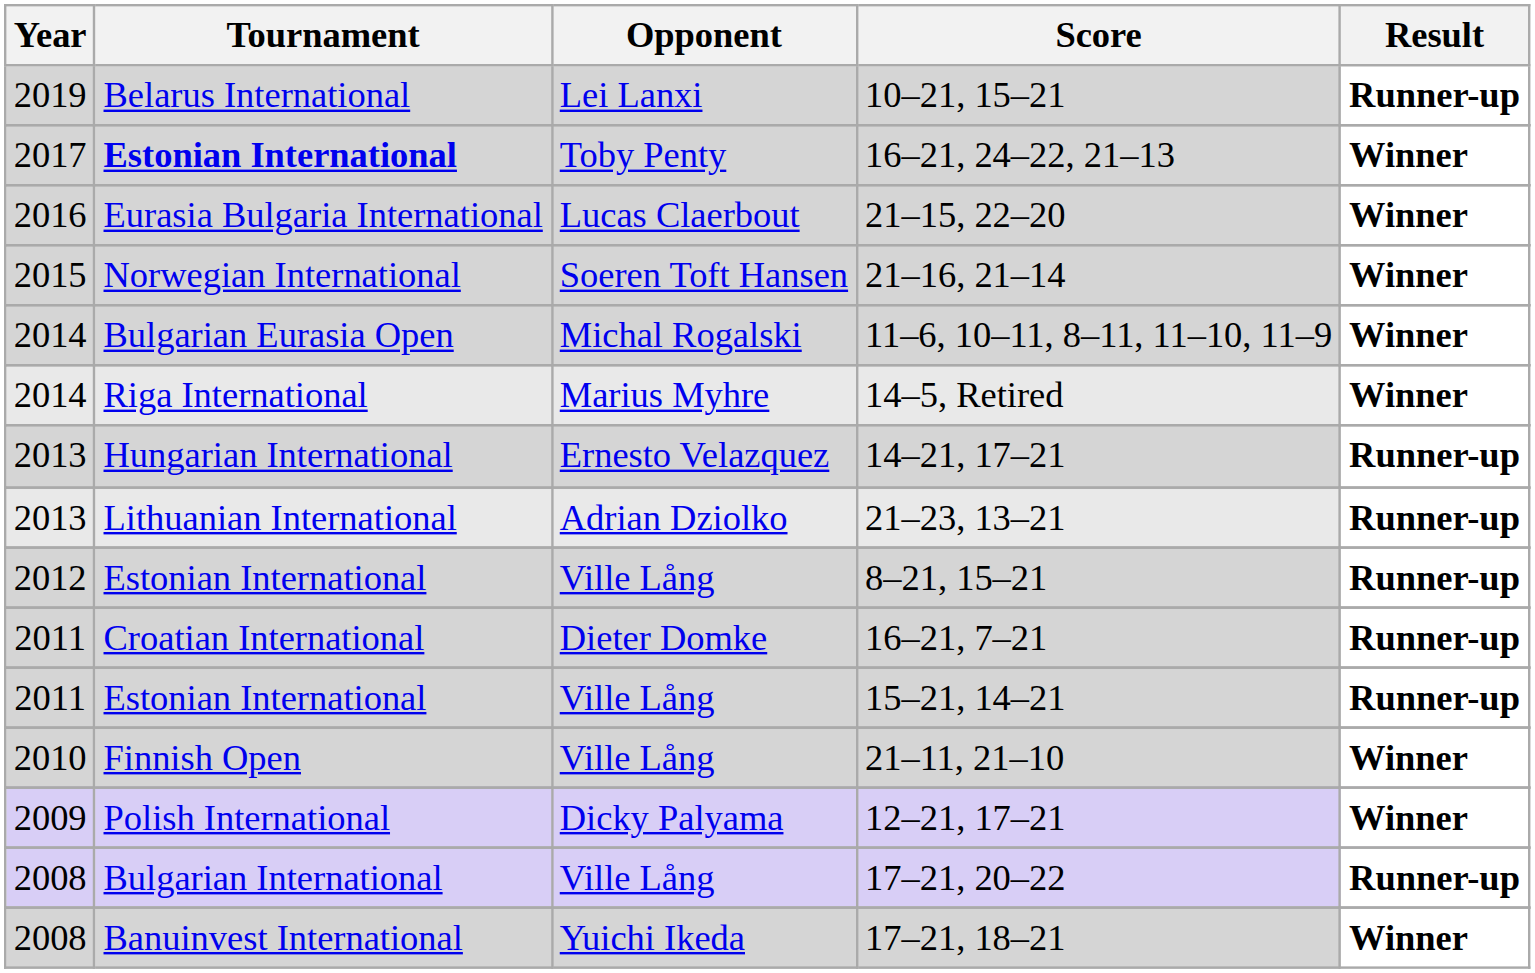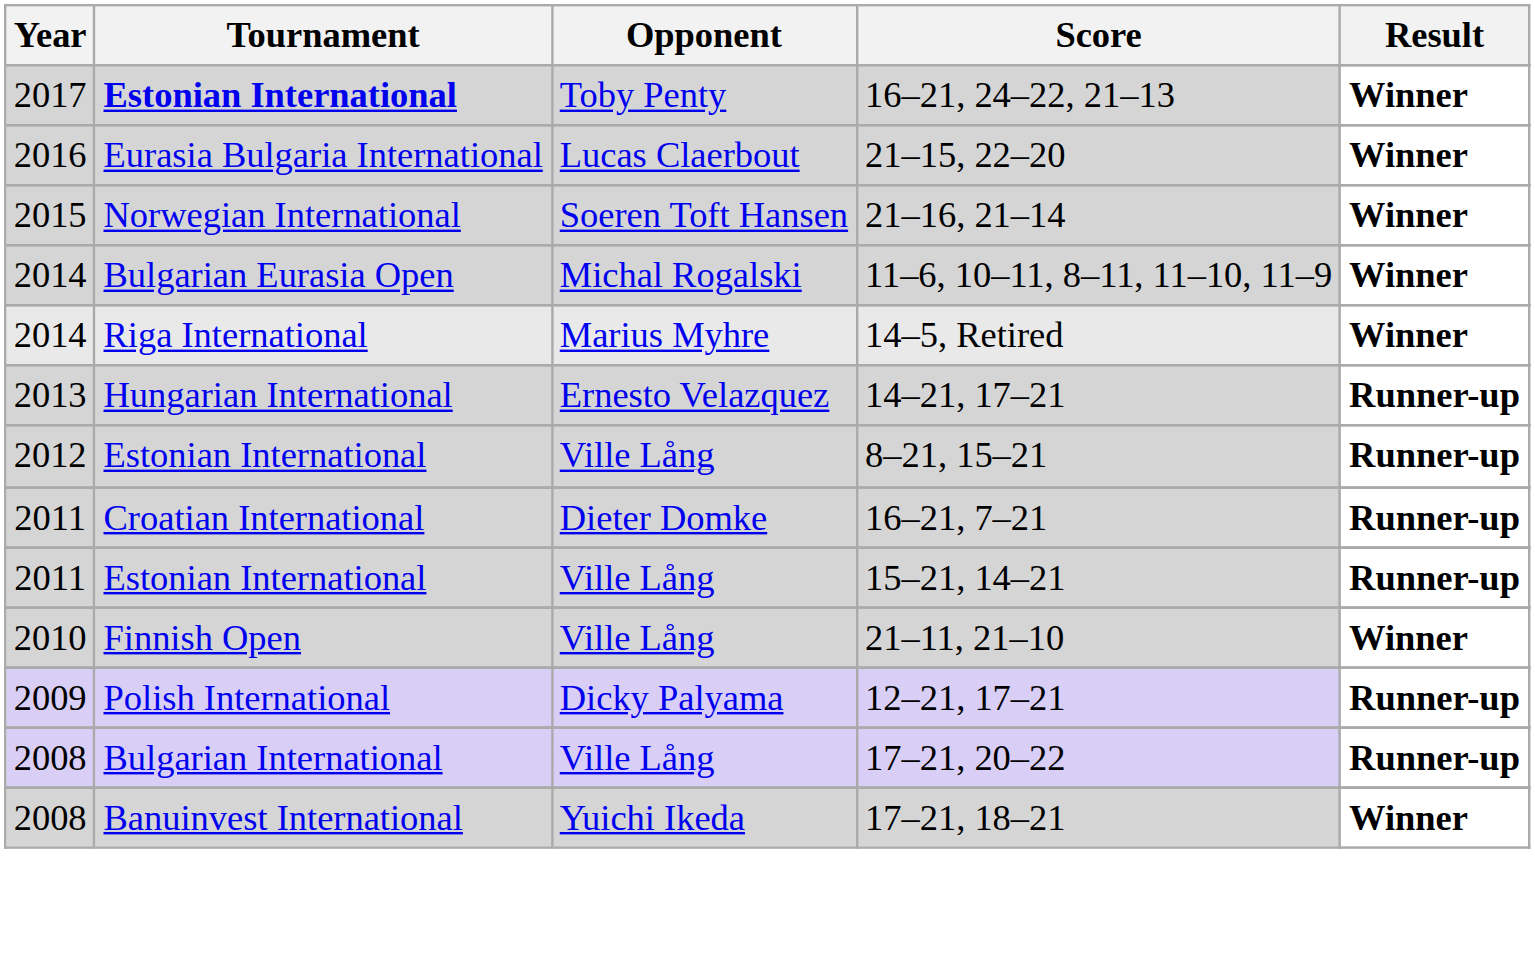- row: (965, 94)
- row: (965, 515)
(1409, 816) Winner -> (1435, 696) Runner-up
